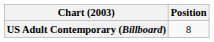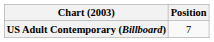(189, 29) 8 -> (189, 29) 7
